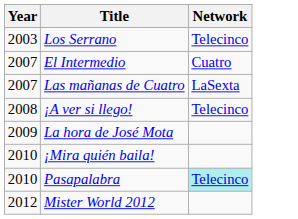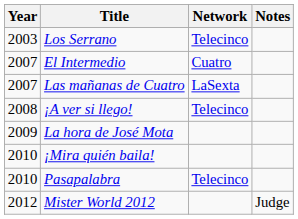+ column: (273, 16)
(220, 179) paleturquoise background -> (220, 179) no background
